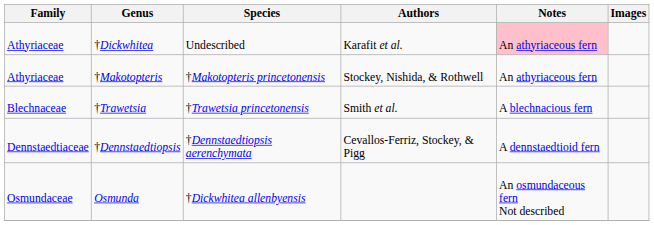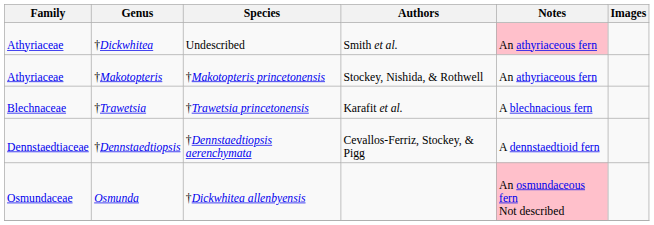(373, 45) Karafit et al. -> (371, 45) Smith et al.
(371, 108) Smith et al. -> (373, 108) Karafit et al.
(542, 198) no background -> (542, 198) pink background
